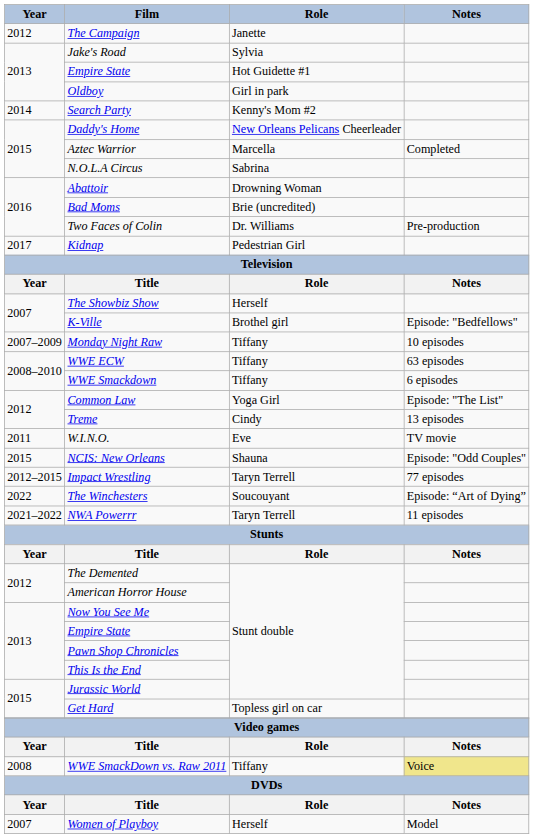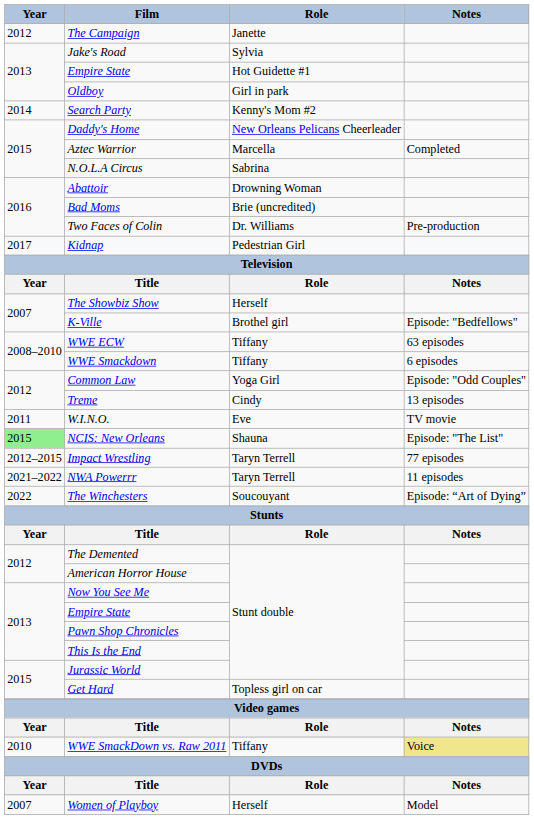- row: (115, 341)
(455, 399) Episode: "The List" -> (466, 380) Episode: "Odd Couples"
(19, 457) no background -> (19, 438) lightgreen background
(466, 457) Episode: "Odd Couples" -> (455, 438) Episode: "The List"
rows swapped: (102, 515) <-> (108, 496)
(19, 766) 2008 -> (19, 746) 2010
